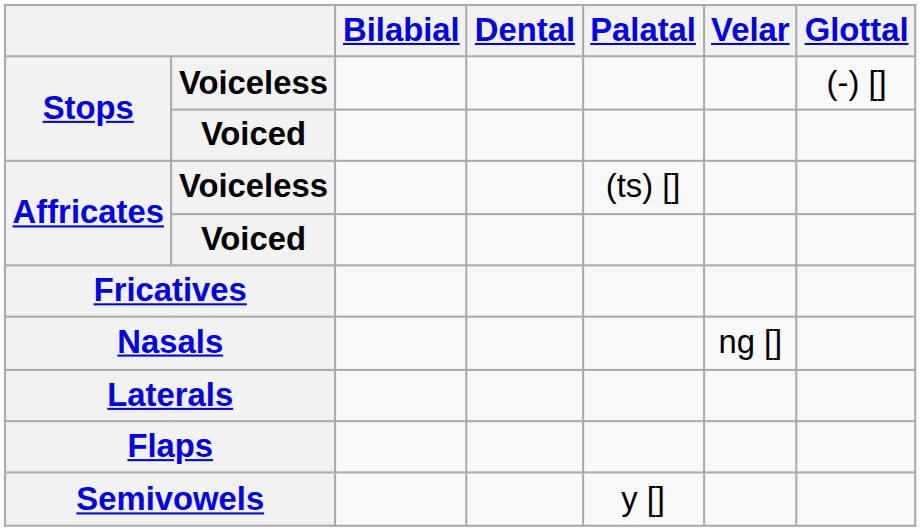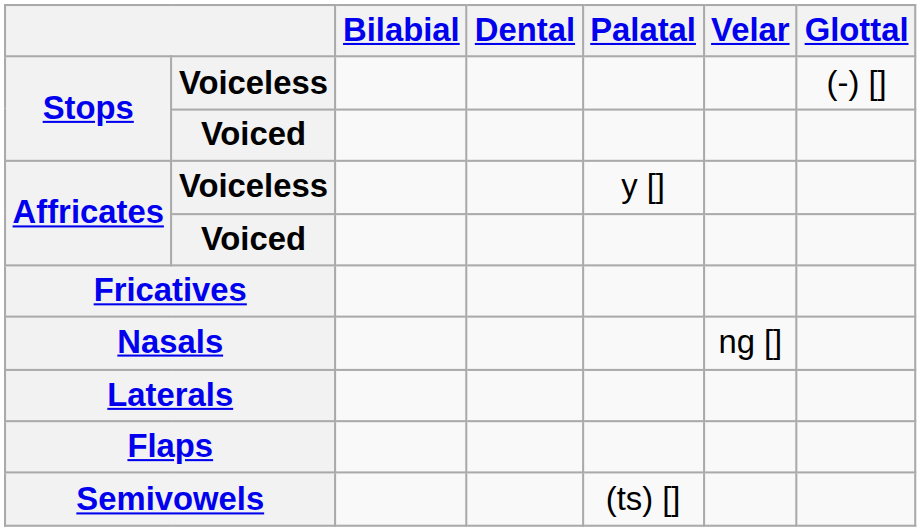(643, 186) (ts) [] -> (643, 186) y []
(643, 498) y [] -> (643, 498) (ts) []
